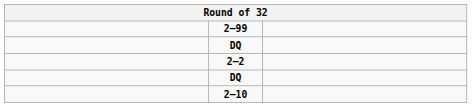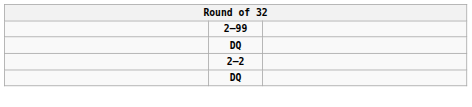- row: (106, 94)
